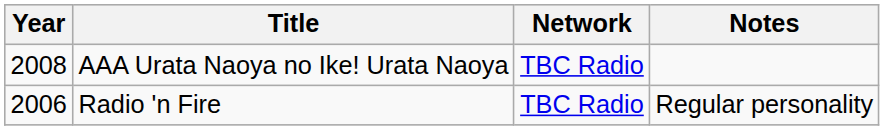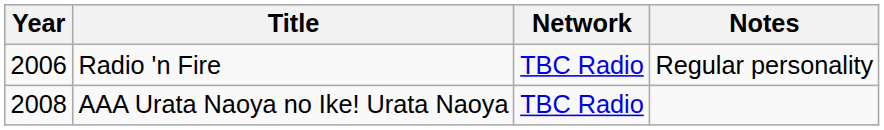rows swapped: (150, 104) <-> (293, 64)
